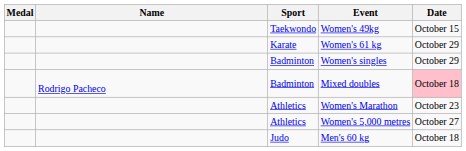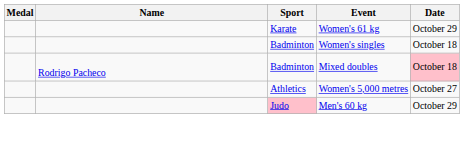- row: (350, 29)
(437, 61) October 29 -> (435, 45) October 18
- row: (359, 105)
(280, 138) no background -> (280, 105) pink background
(437, 138) October 18 -> (435, 105) October 29
